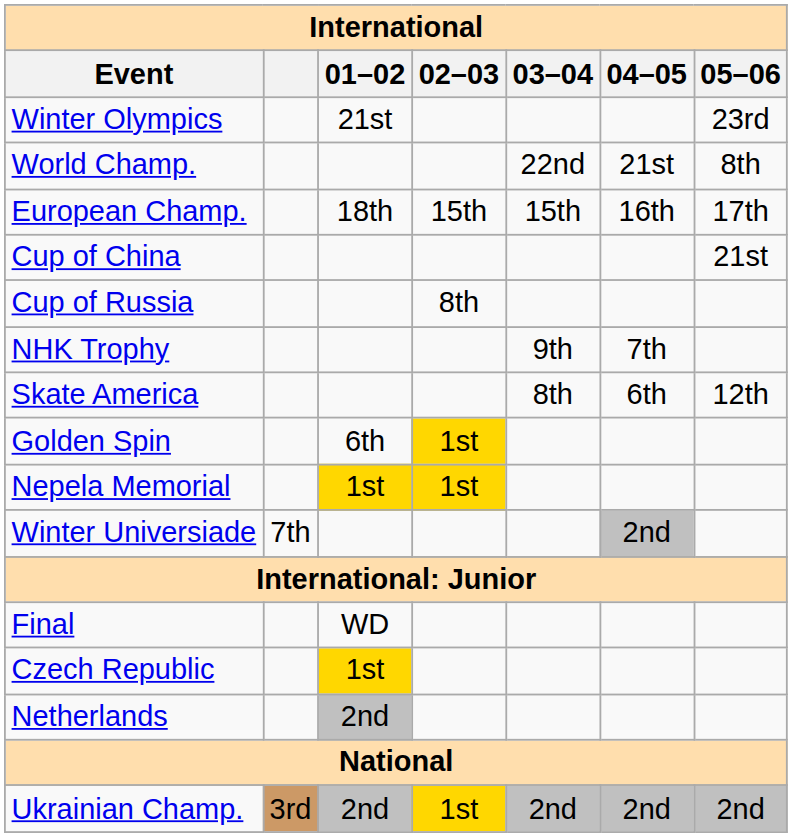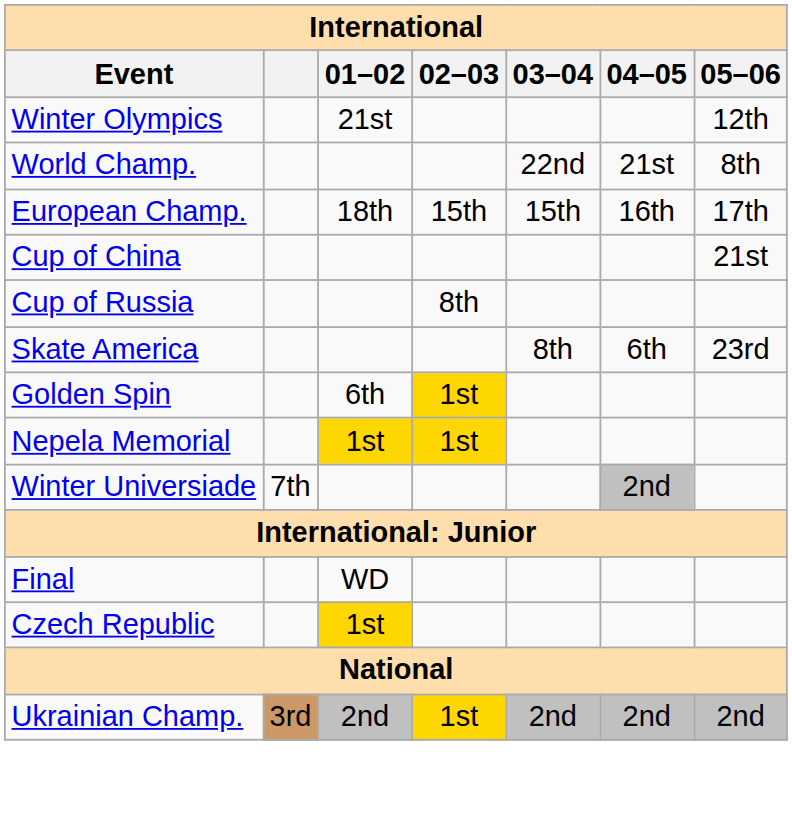(741, 119) 23rd -> (741, 119) 12th
- row: (90, 348)
(741, 394) 12th -> (741, 348) 23rd
- row: (90, 716)
